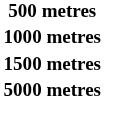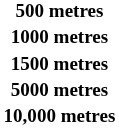+ row: (59, 115)
